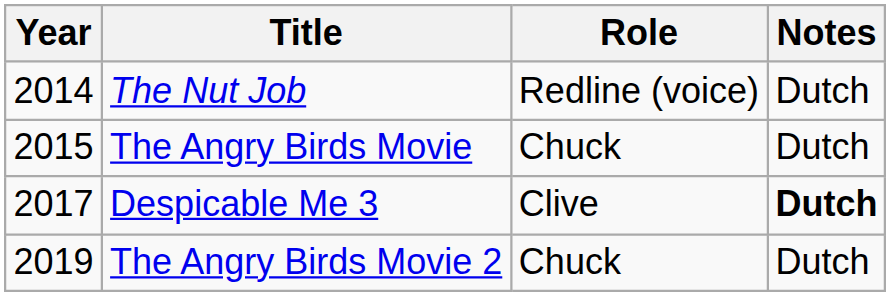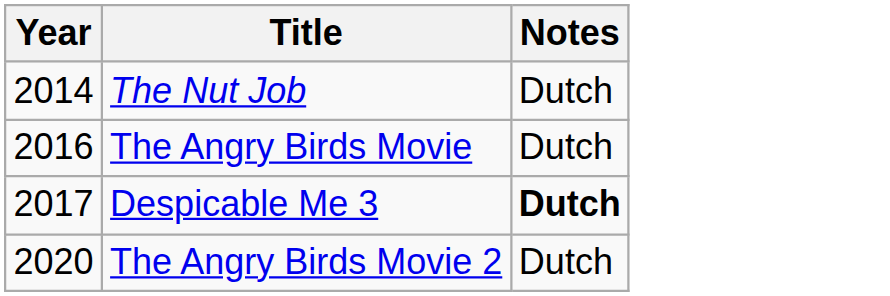- column: (639, 33)
(53, 147) 2015 -> (53, 147) 2016
(53, 261) 2019 -> (53, 261) 2020
